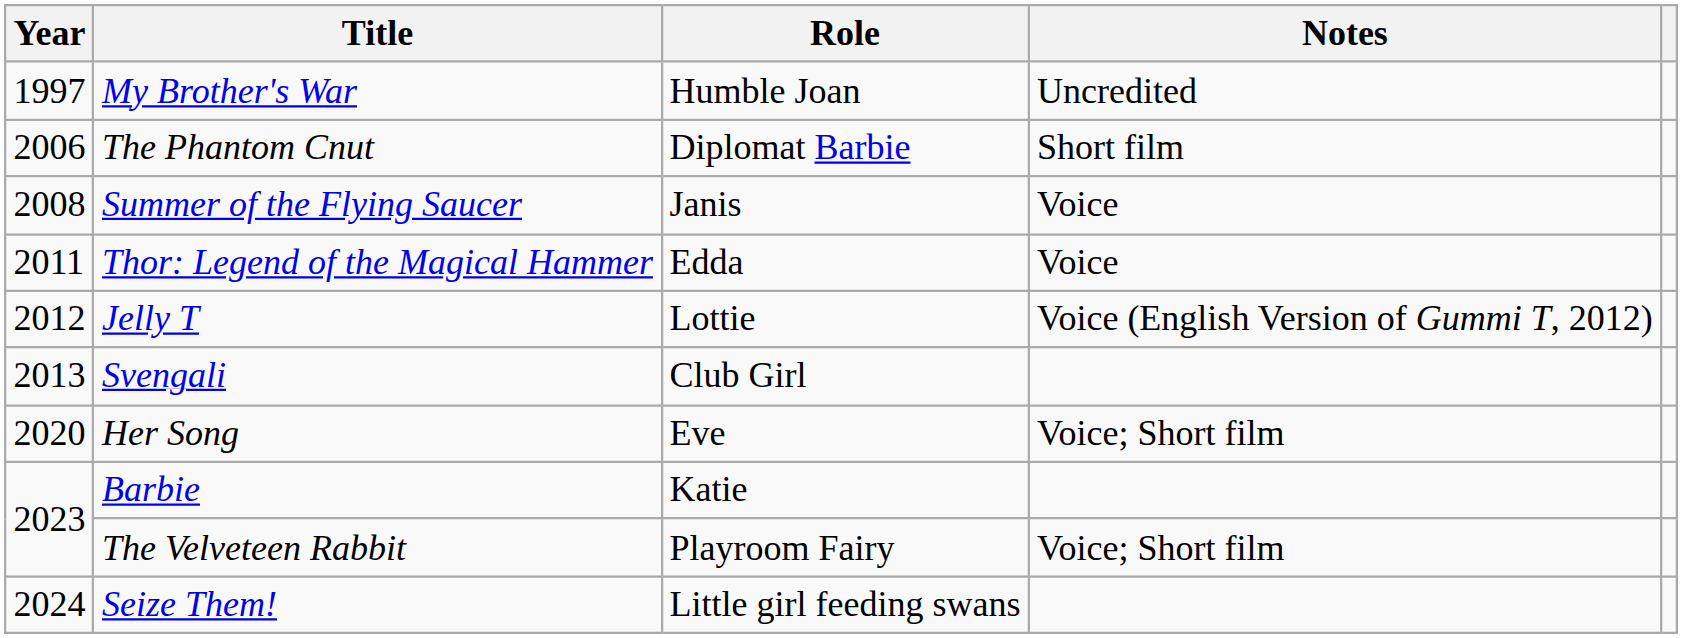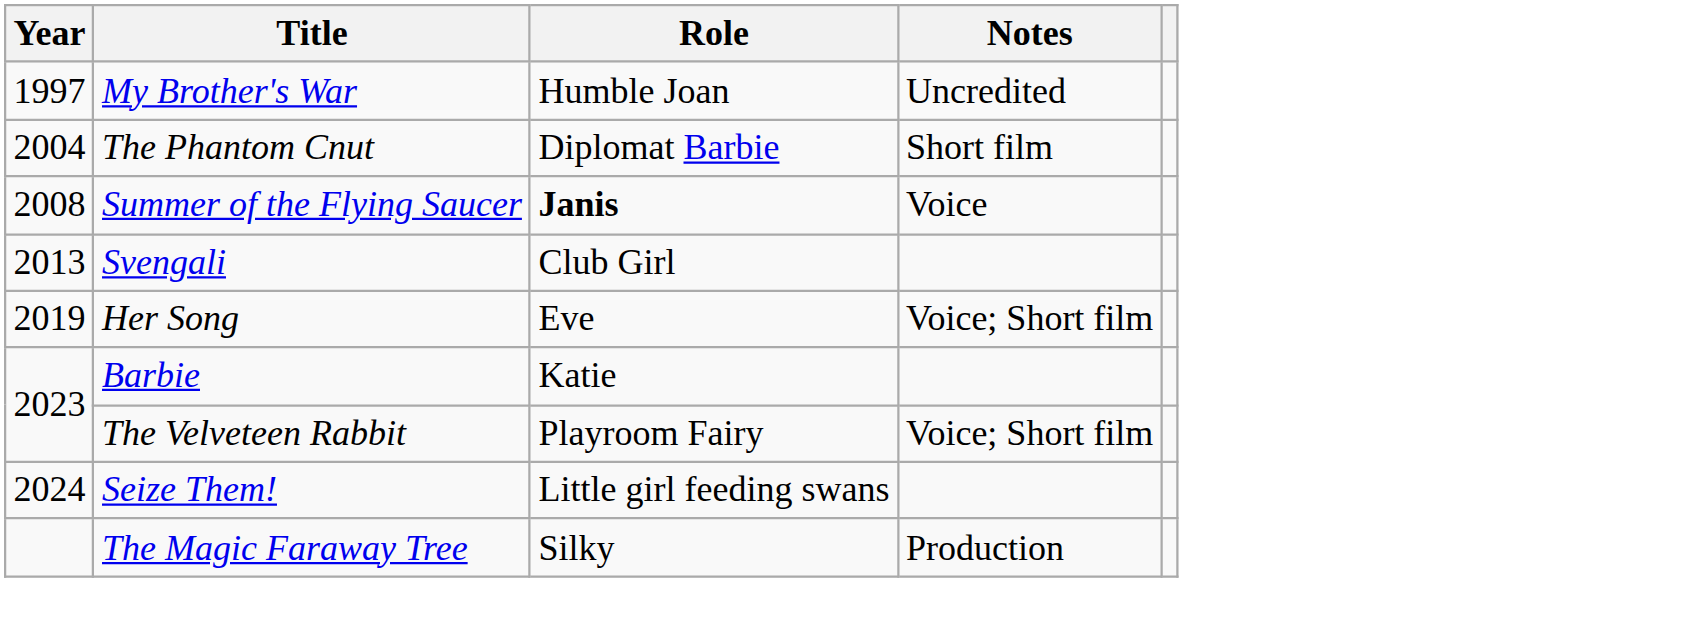(49, 147) 2006 -> (49, 147) 2004
(706, 204) normal -> (579, 204) bold
- row: (377, 261)
- row: (150, 318)
(49, 432) 2020 -> (49, 318) 2019
+ row: (285, 546)
